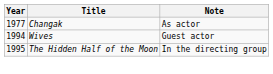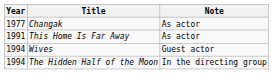+ row: (79, 37)
(16, 50) 1995 -> (16, 62) 1994
